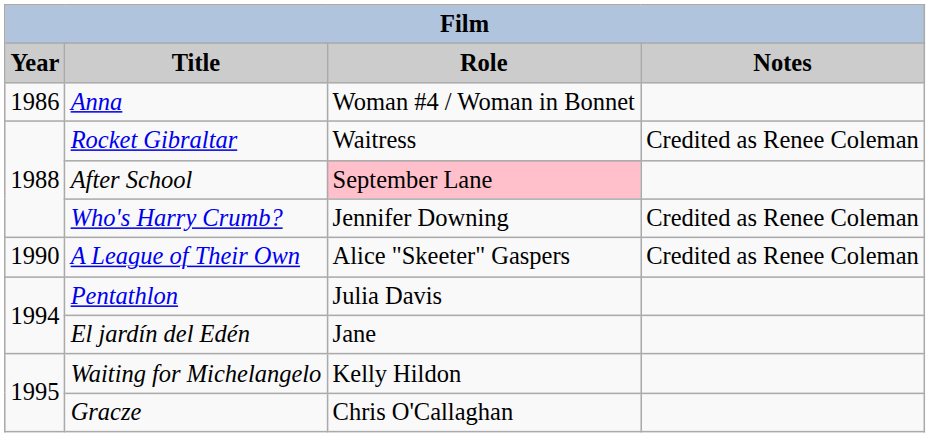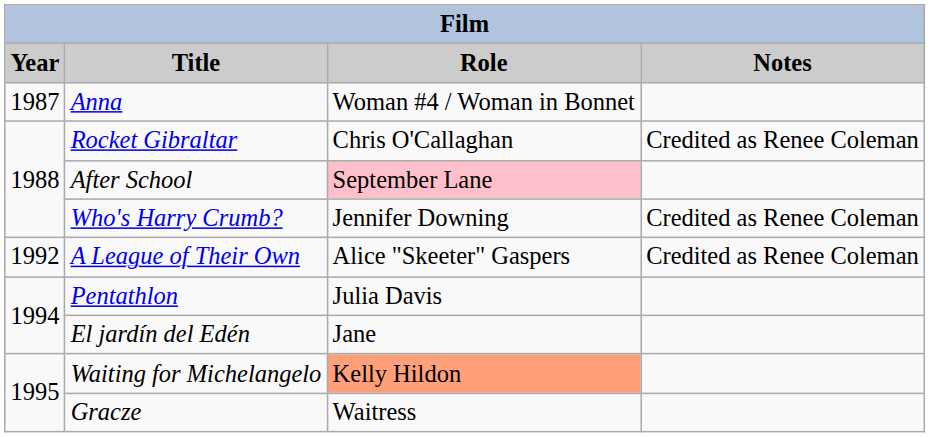(35, 101) 1986 -> (35, 101) 1987
(374, 140) Waitress -> (423, 140) Chris O'Callaghan
(35, 256) 1990 -> (35, 256) 1992
(397, 373) no background -> (397, 373) lightsalmon background
(423, 412) Chris O'Callaghan -> (374, 412) Waitress
